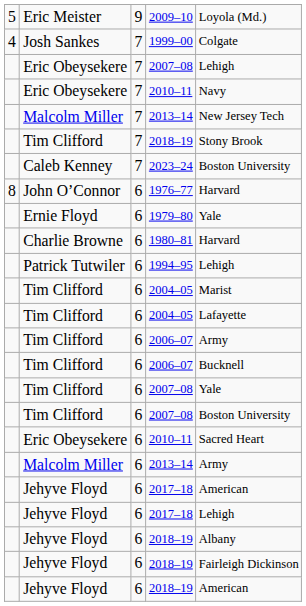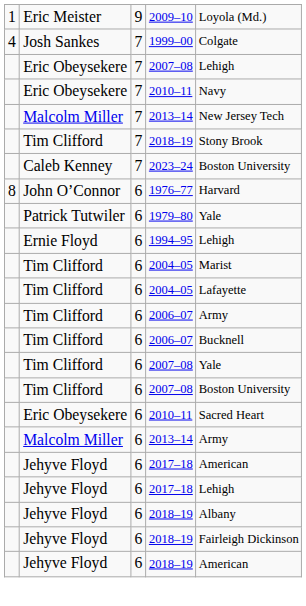(12, 16) 5 -> (12, 16) 1
(60, 215) Ernie Floyd -> (74, 215) Patrick Tutwiler
- row: (138, 240)
(74, 265) Patrick Tutwiler -> (60, 240) Ernie Floyd
